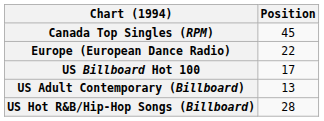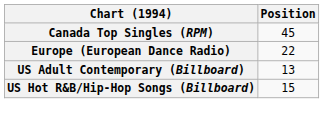- row: (131, 70)
(288, 107) 28 -> (288, 88) 15
